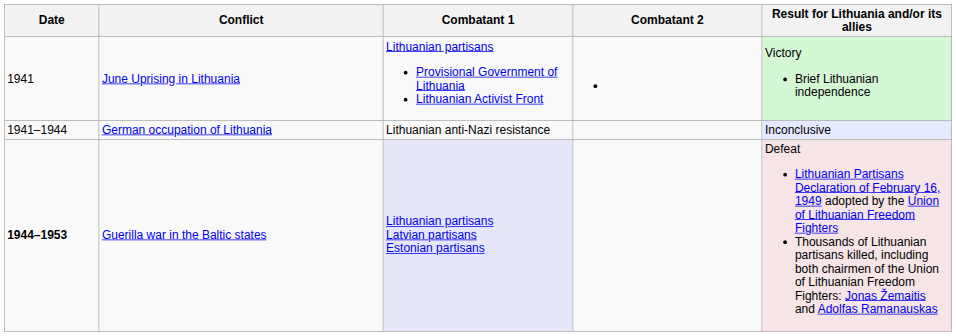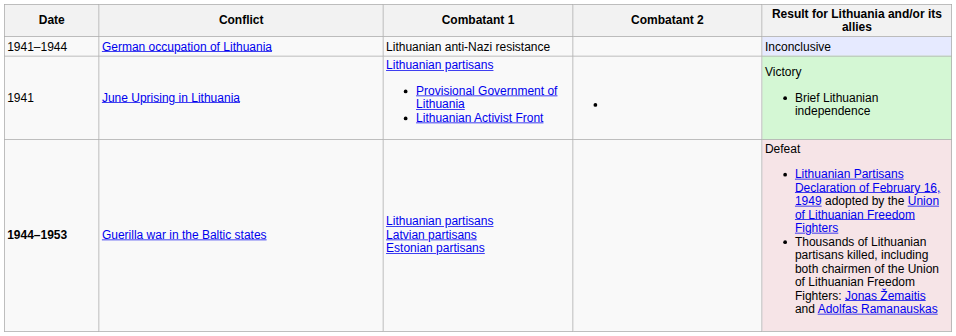rows swapped: (171, 78) <-> (187, 130)
(440, 235) lavender background -> (440, 235) no background
